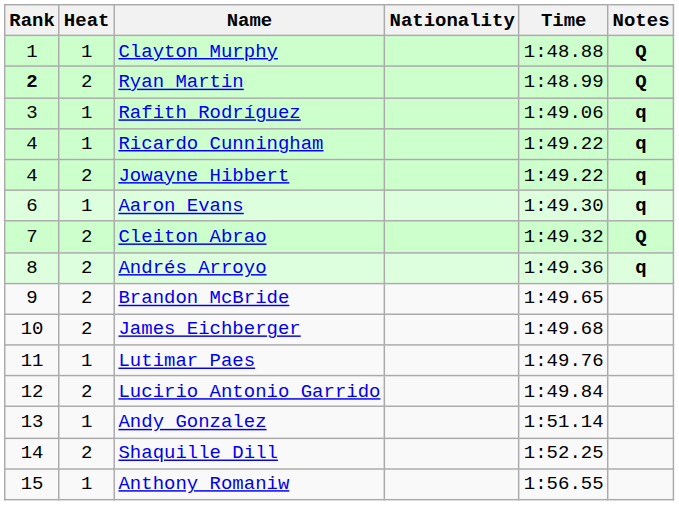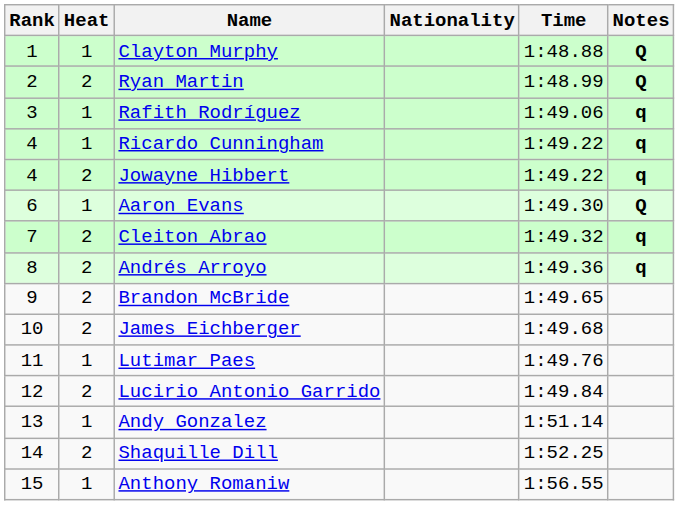(32, 82) bold -> (32, 82) normal
(641, 206) q -> (641, 206) Q
(641, 237) Q -> (641, 237) q
